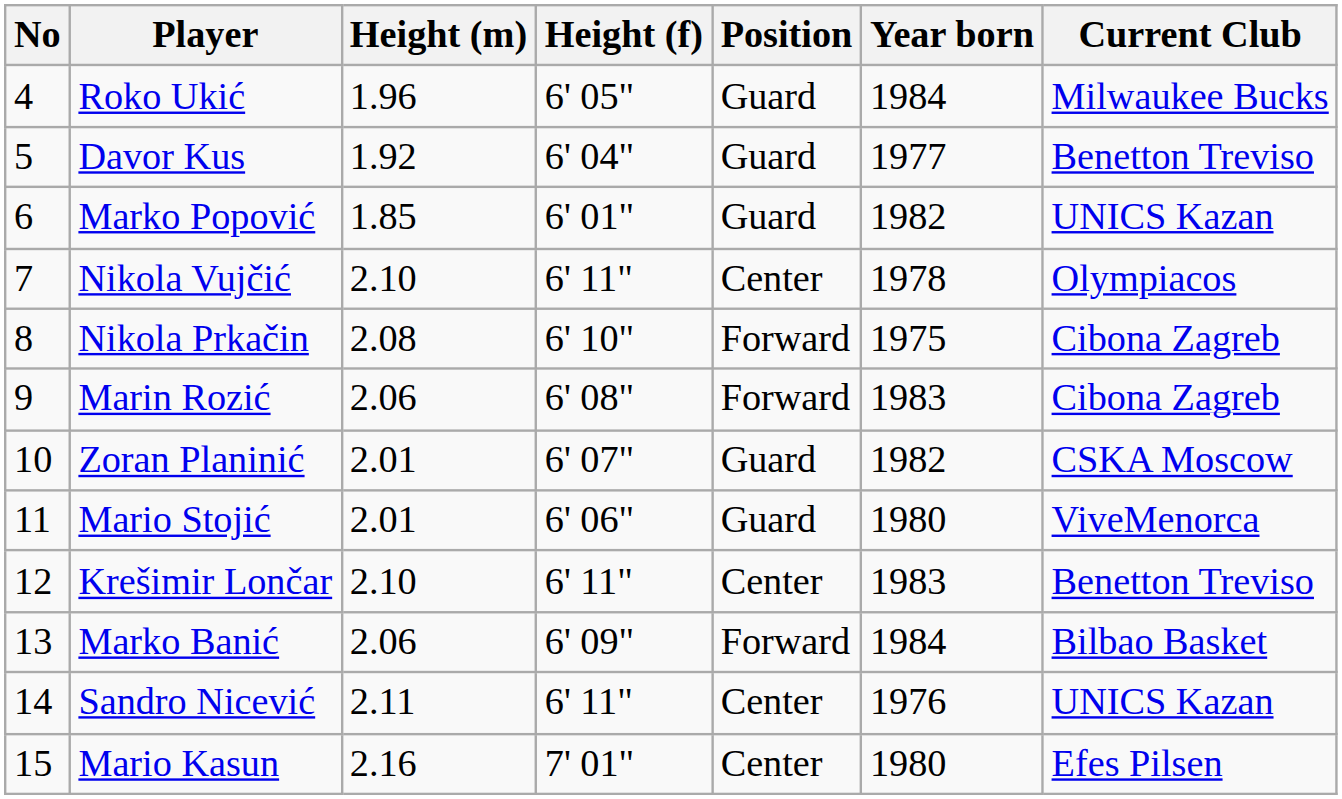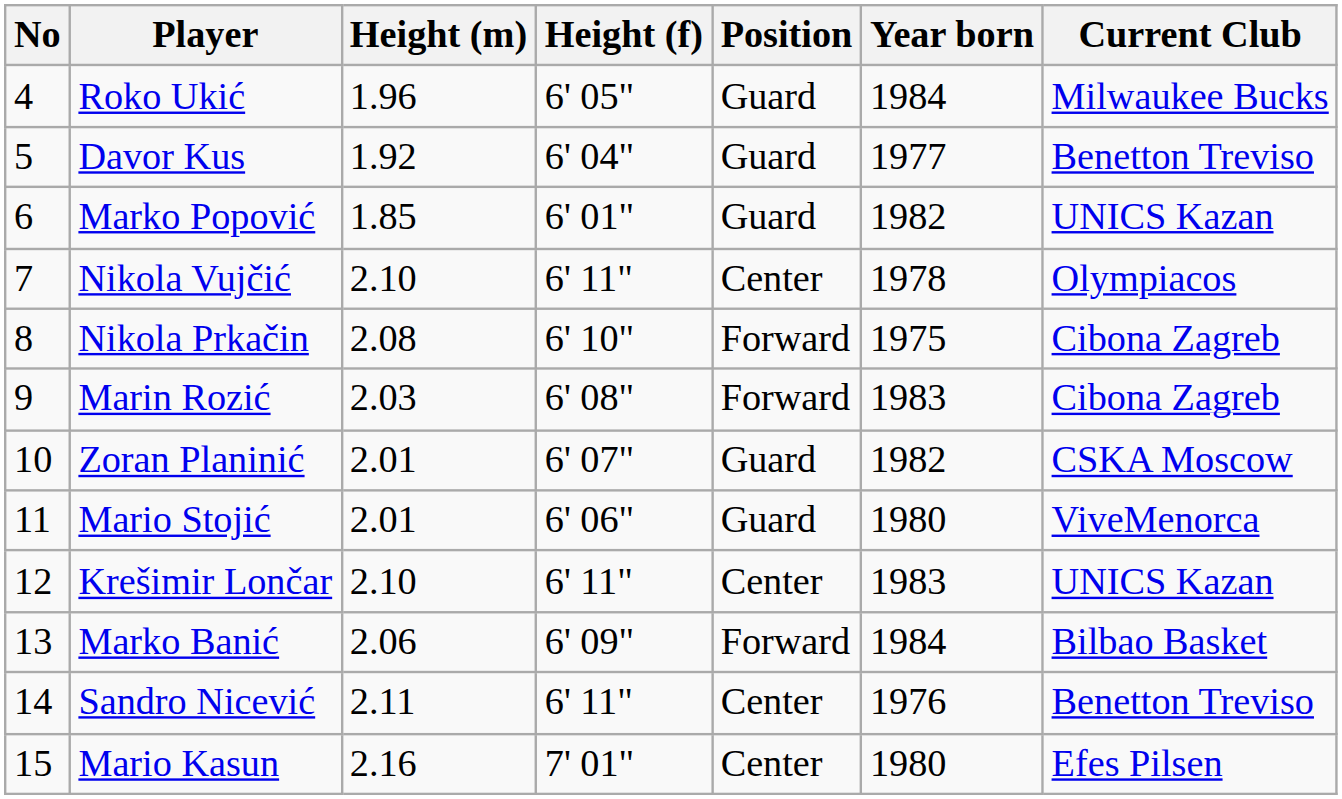(383, 398) 2.06 -> (383, 398) 2.03
(1183, 580) Benetton Treviso -> (1163, 580) UNICS Kazan
(1163, 701) UNICS Kazan -> (1183, 701) Benetton Treviso
